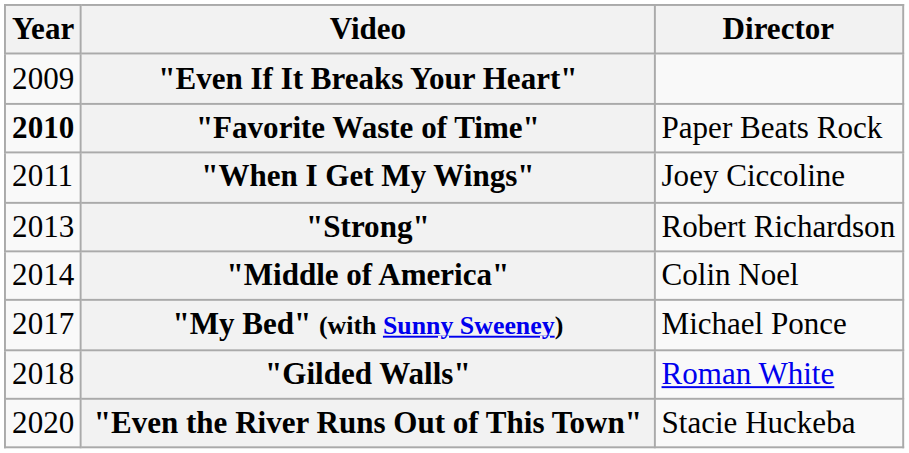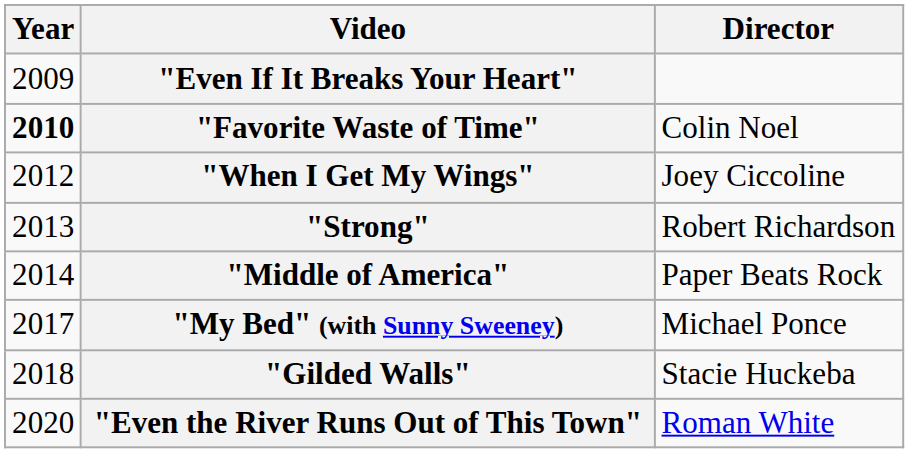(772, 127) Paper Beats Rock -> (730, 127) Colin Noel
(43, 176) 2011 -> (43, 176) 2012
(730, 275) Colin Noel -> (772, 275) Paper Beats Rock
(748, 373) Roman White -> (758, 373) Stacie Huckeba
(758, 422) Stacie Huckeba -> (748, 422) Roman White
